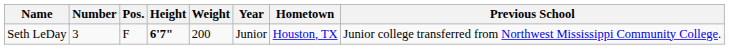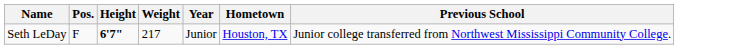- column: (94, 14)
(201, 34) 200 -> (151, 34) 217
